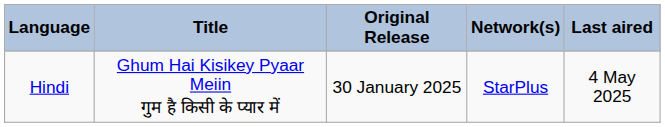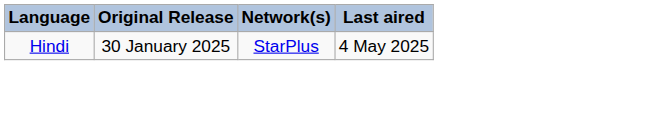- column: (210, 27)
